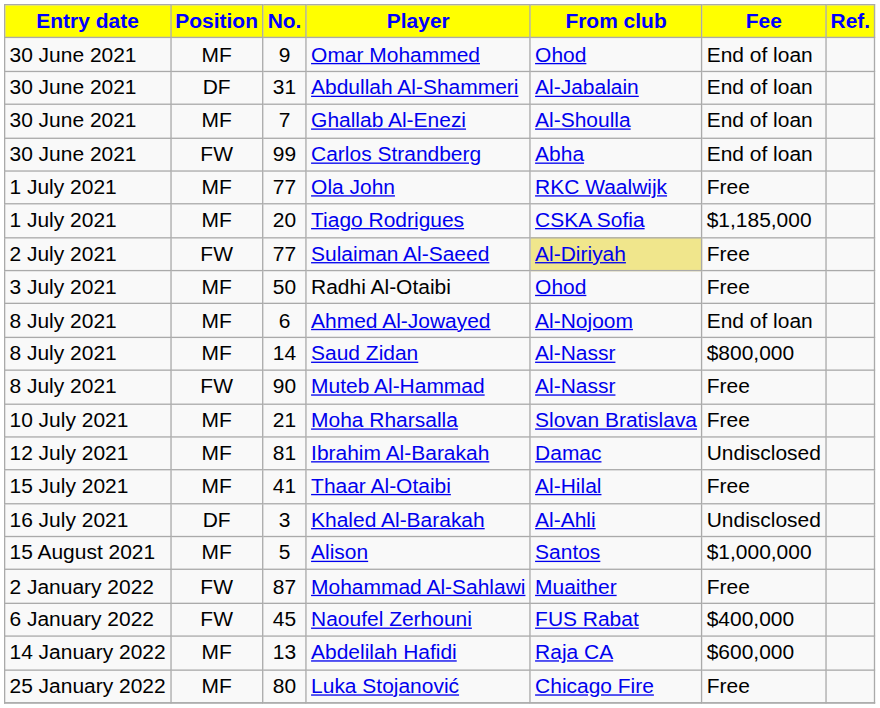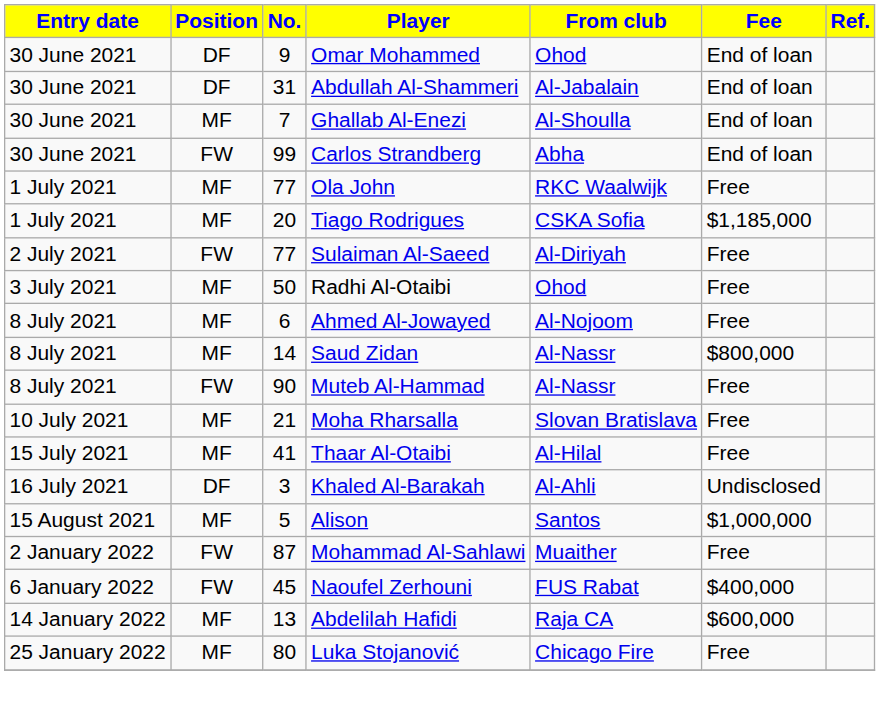(217, 54) MF -> (217, 54) DF
(581, 253) khaki background -> (581, 253) no background
(760, 320) End of loan -> (728, 320) Free
- row: (400, 453)
